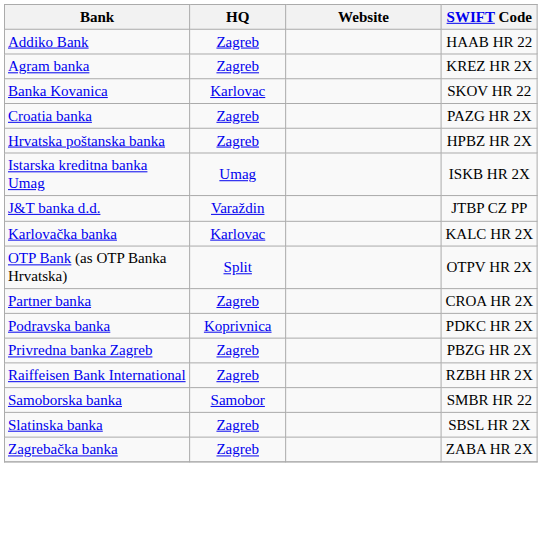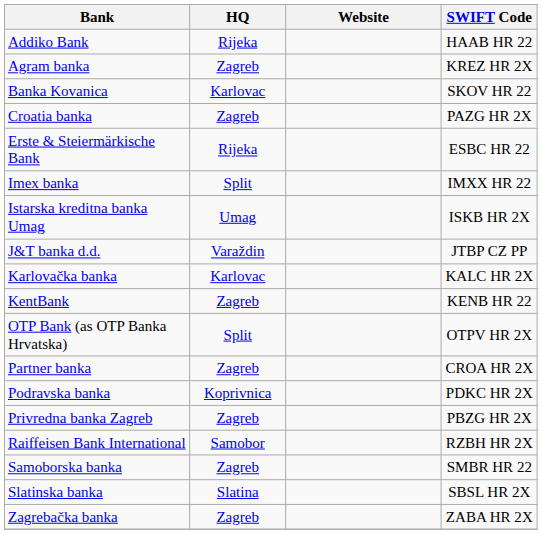(238, 41) Zagreb -> (238, 41) Rijeka
+ row: (81, 150)
- row: (86, 141)
+ row: (43, 183)
+ row: (38, 300)
(238, 375) Zagreb -> (238, 442) Samobor
(238, 400) Samobor -> (238, 467) Zagreb
(238, 424) Zagreb -> (238, 492) Slatina
